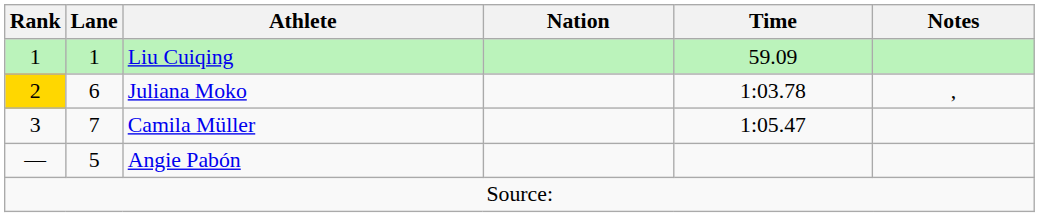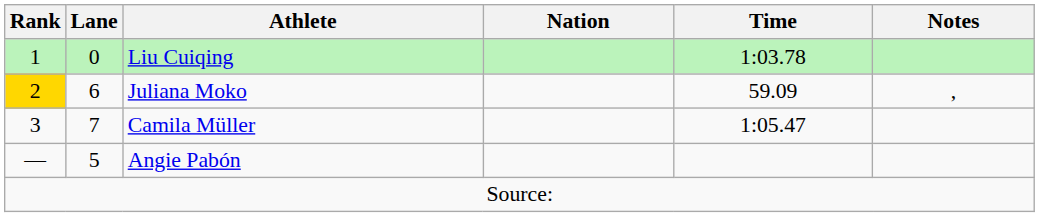(94, 56) 1 -> (94, 56) 0
(773, 56) 59.09 -> (773, 56) 1:03.78
(773, 90) 1:03.78 -> (773, 90) 59.09
